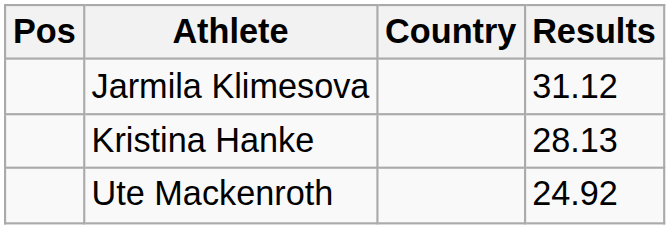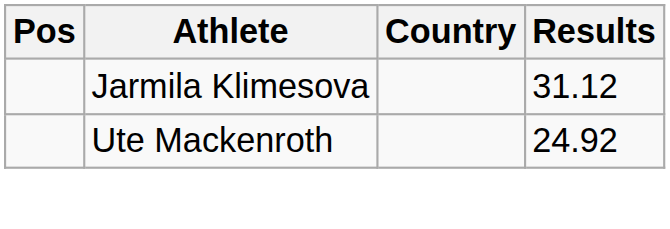- row: (203, 140)
